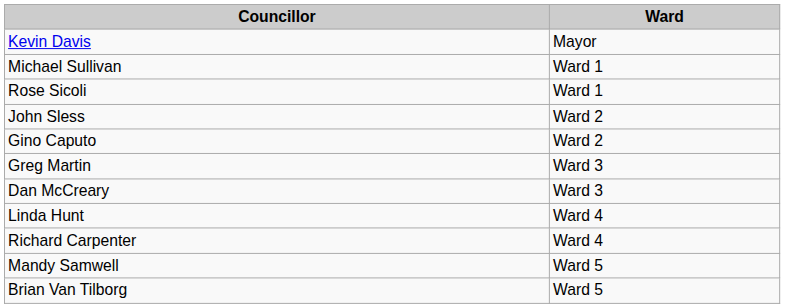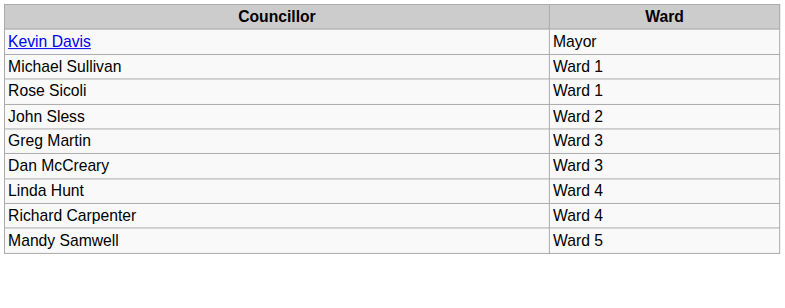- row: (52, 141)
- row: (68, 290)
